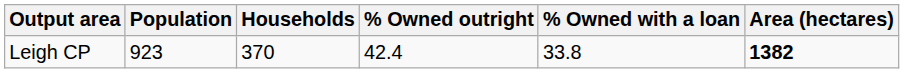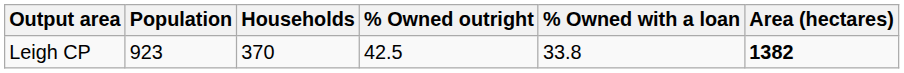(383, 51) 42.4 -> (383, 51) 42.5
